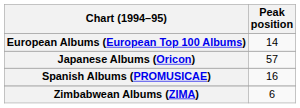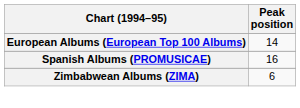- row: (126, 59)
